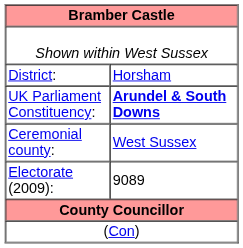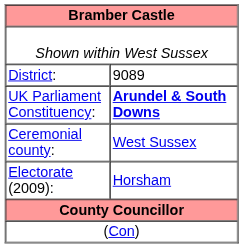(142, 75) Horsham -> (129, 75) 9089
(129, 180) 9089 -> (142, 180) Horsham
